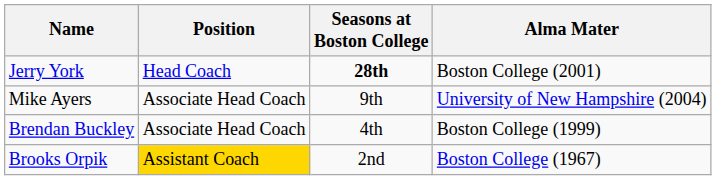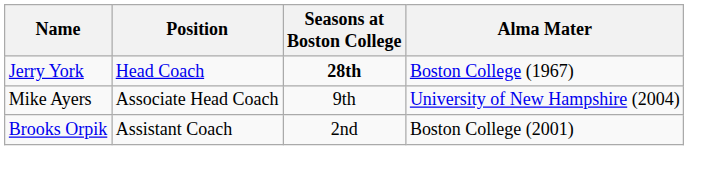(519, 70) Boston College (2001) -> (492, 70) Boston College (1967)
- row: (72, 130)
(201, 159) gold background -> (174, 130) no background
(519, 159) Boston College (1967) -> (492, 130) Boston College (2001)
